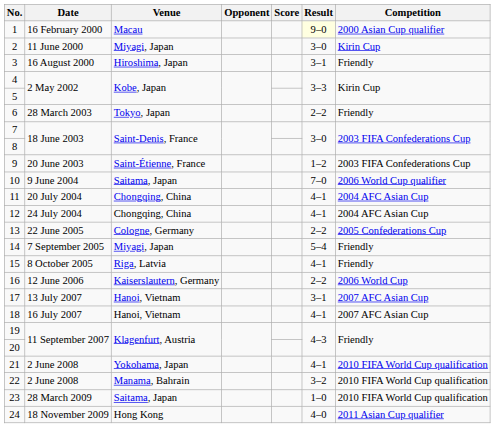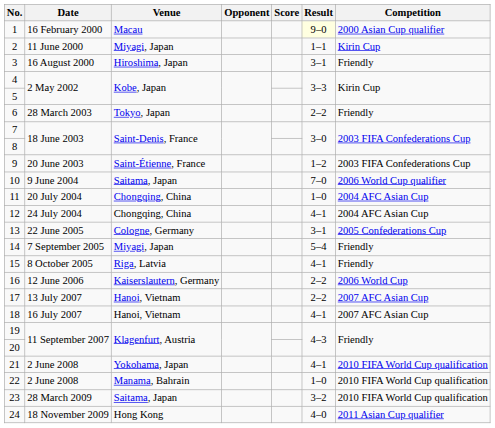(319, 46) 3–0 -> (319, 46) 1–1
(319, 197) 4–1 -> (319, 197) 1–0
(319, 230) 2–2 -> (319, 230) 3–1
(319, 297) 3–1 -> (319, 297) 2–2
(319, 381) 3–2 -> (319, 381) 1–0
(319, 398) 1–0 -> (319, 398) 3–2
